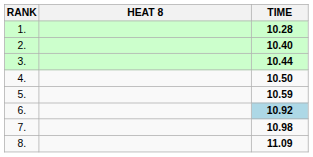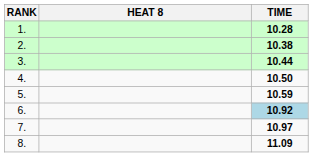(280, 46) 10.40 -> (280, 46) 10.38
(280, 128) 10.98 -> (280, 128) 10.97
